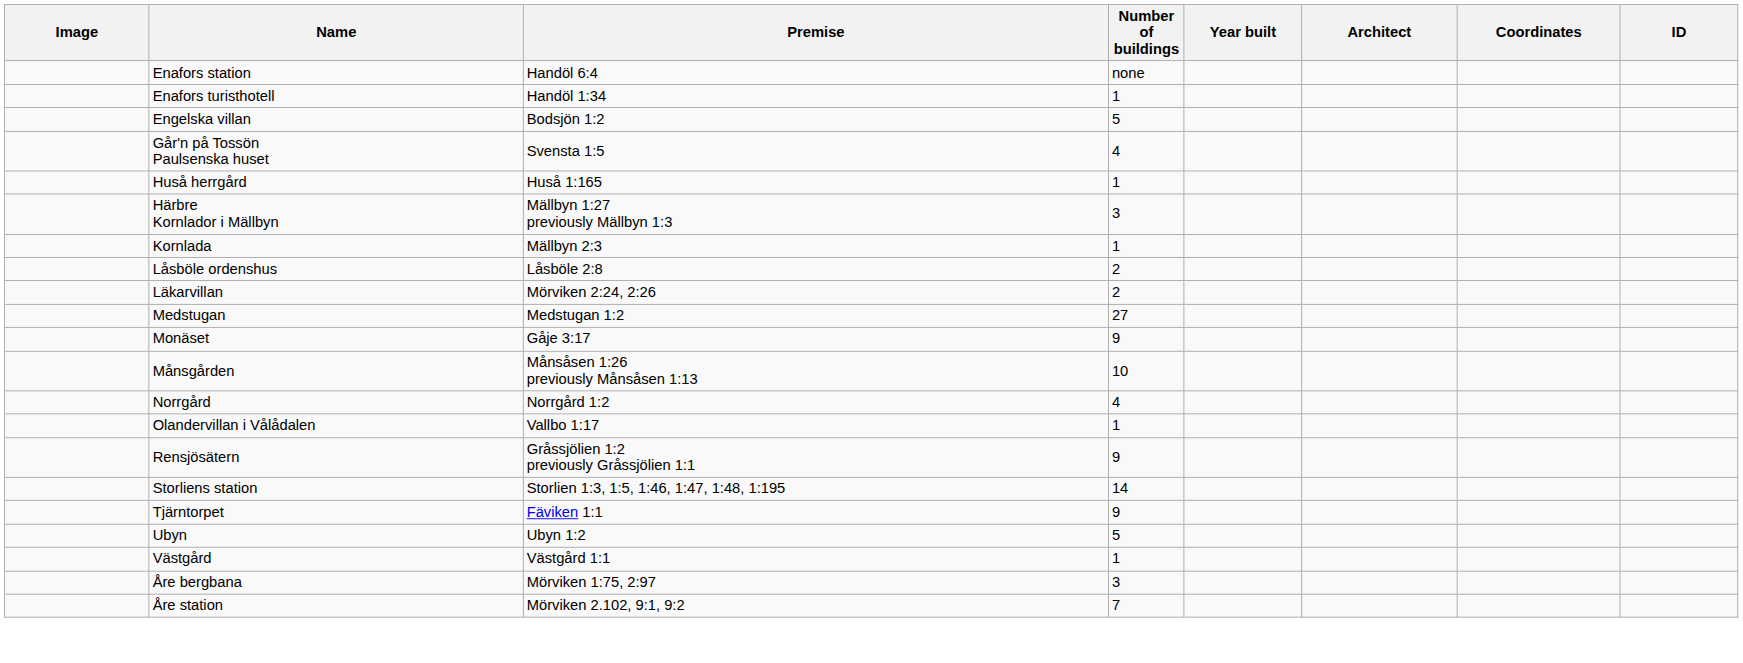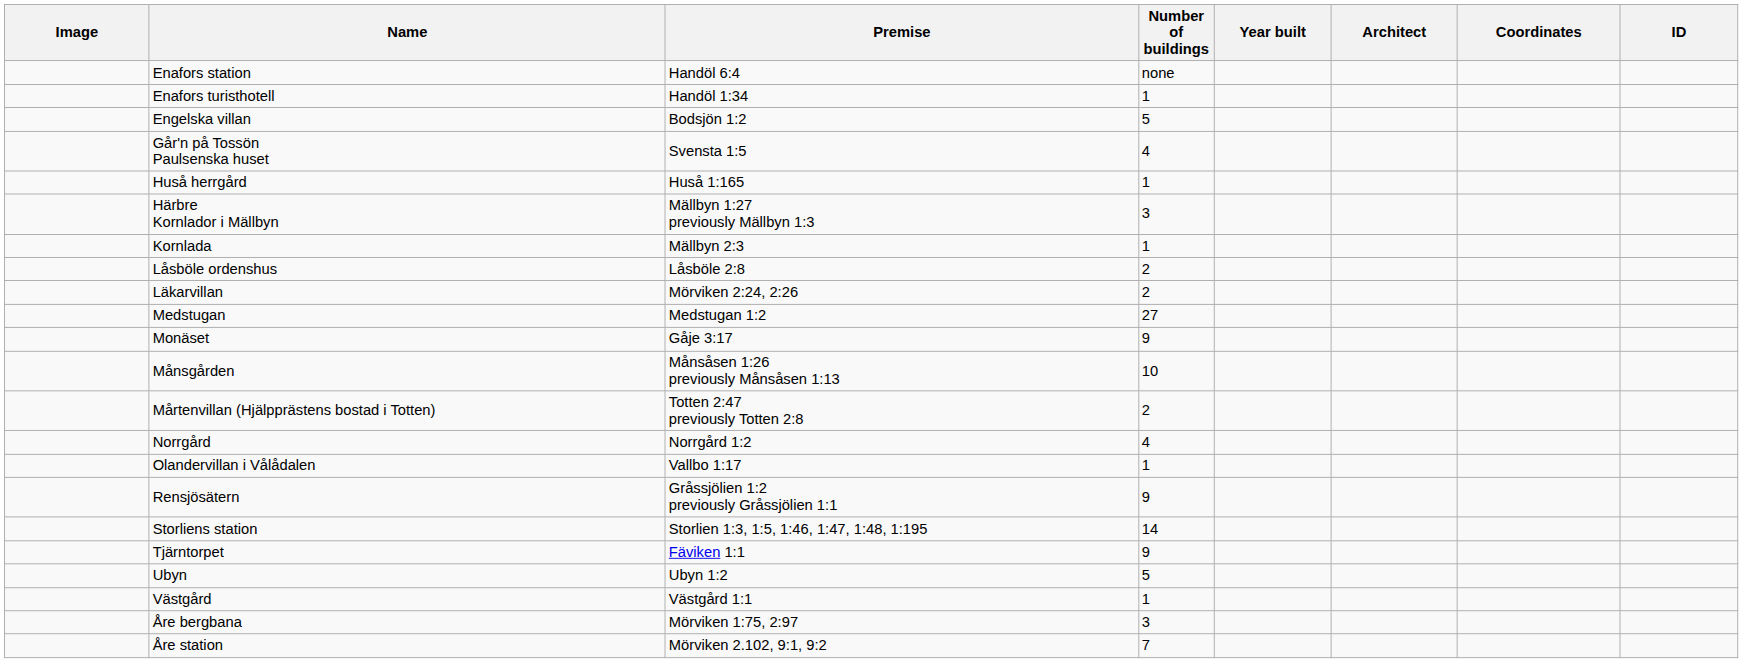+ row: (294, 410)
